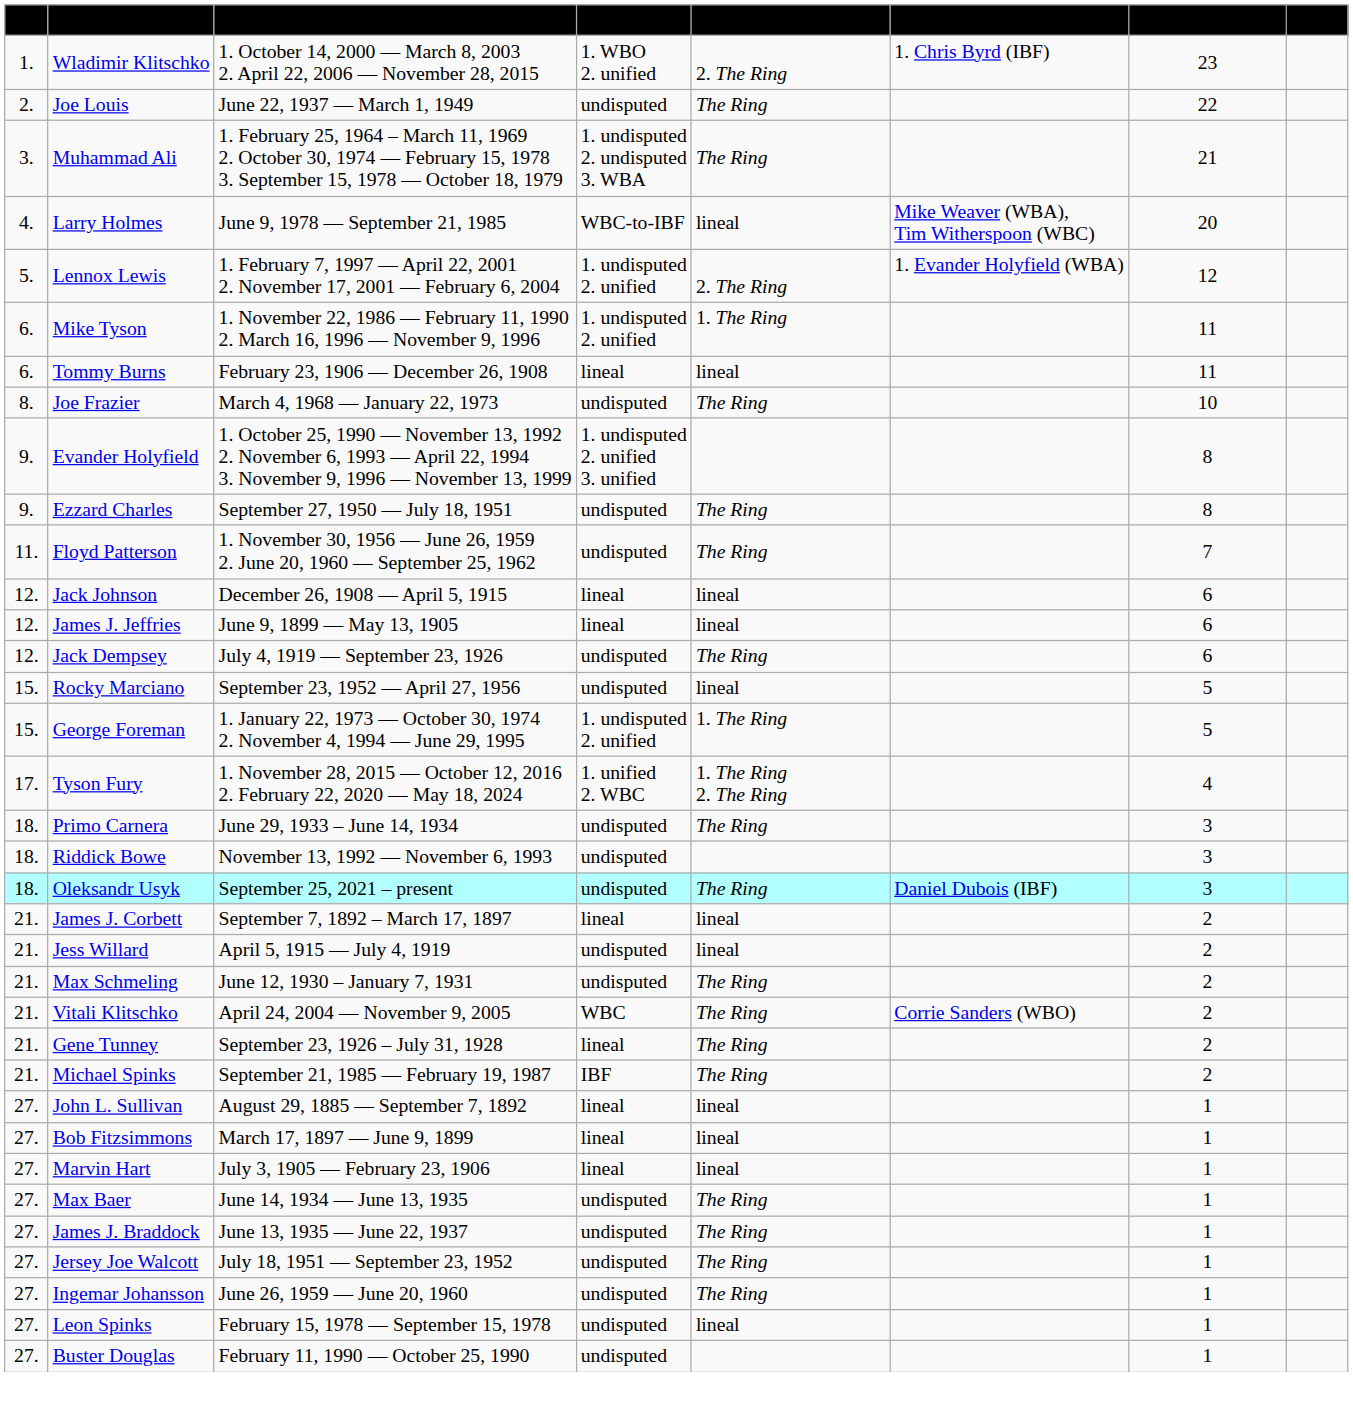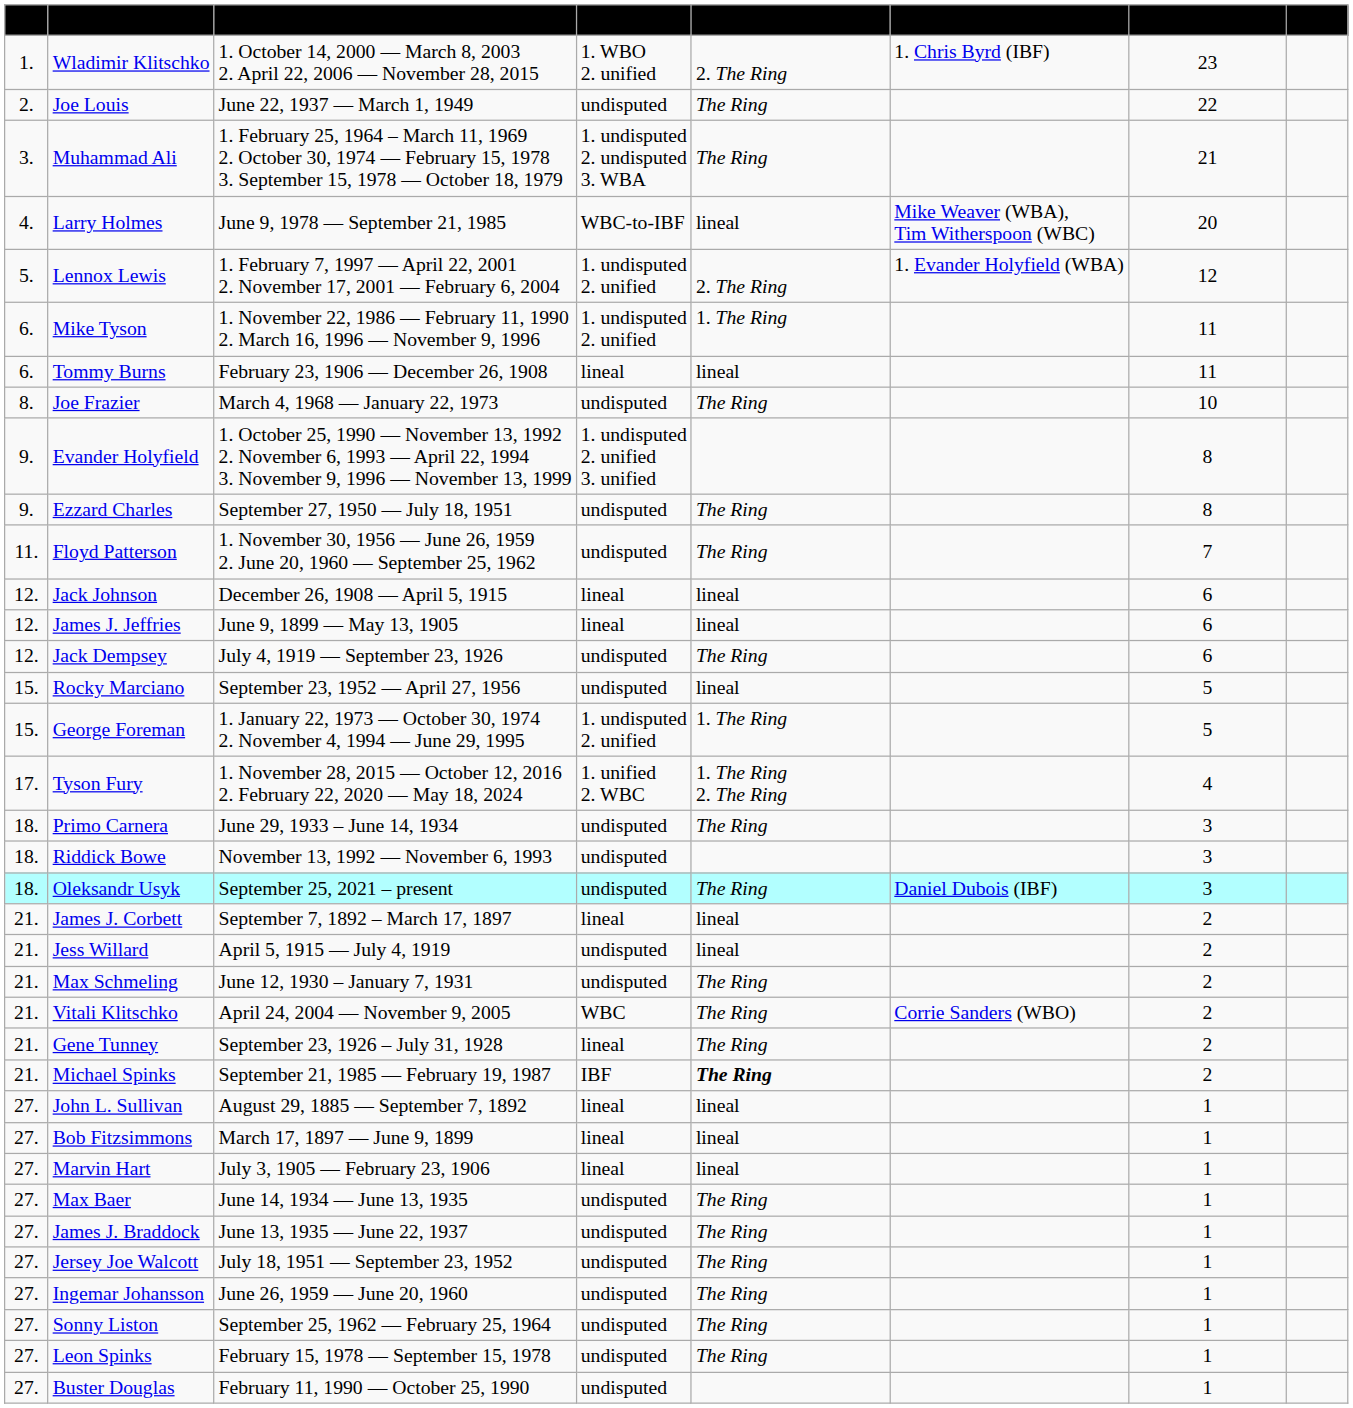(732, 1075) normal -> (734, 1075) bold
+ row: (105, 1324)
(718, 1324) lineal -> (732, 1356) The Ring
